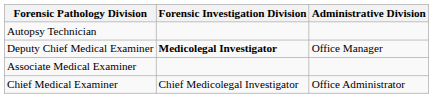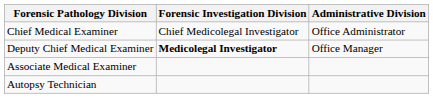rows swapped: (62, 84) <-> (52, 31)
